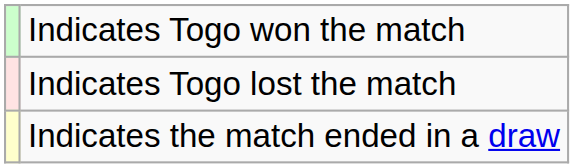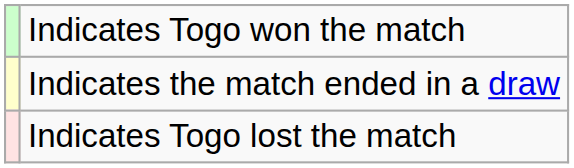rows swapped: (294, 135) <-> (242, 83)
